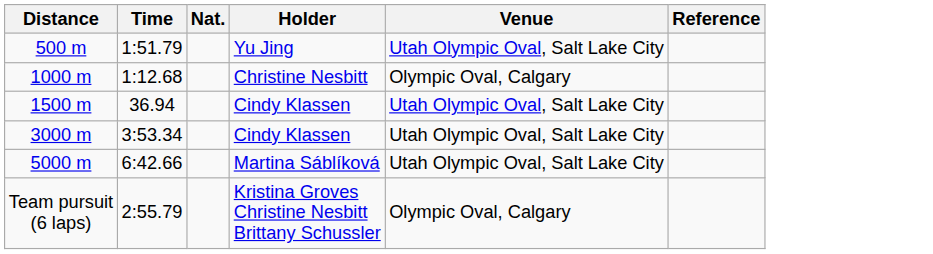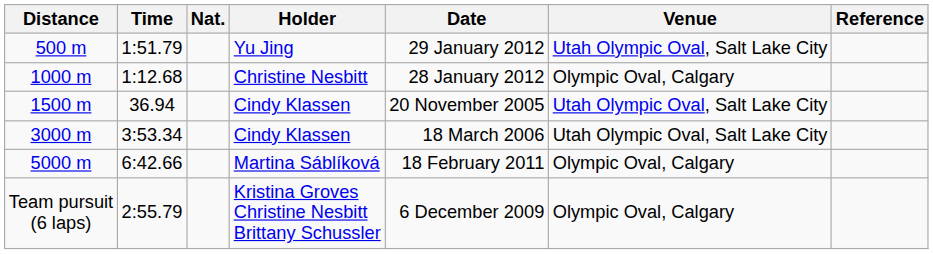+ column: (467, 18)
(526, 163) Utah Olympic Oval, Salt Lake City -> (643, 163) Olympic Oval, Calgary
